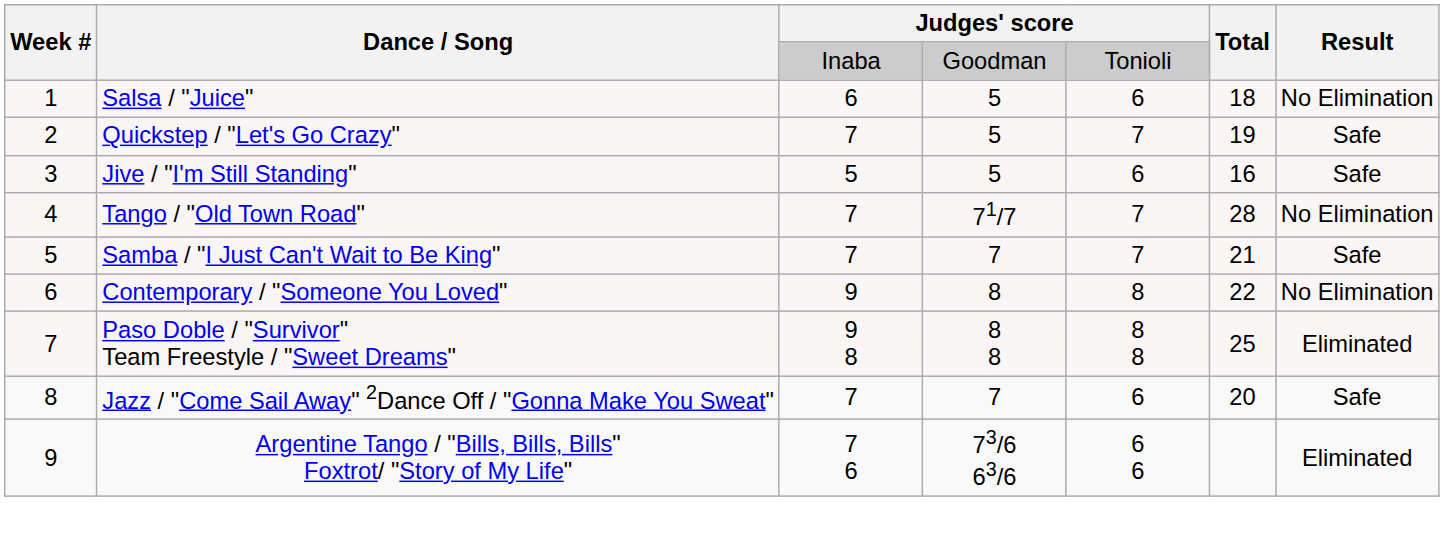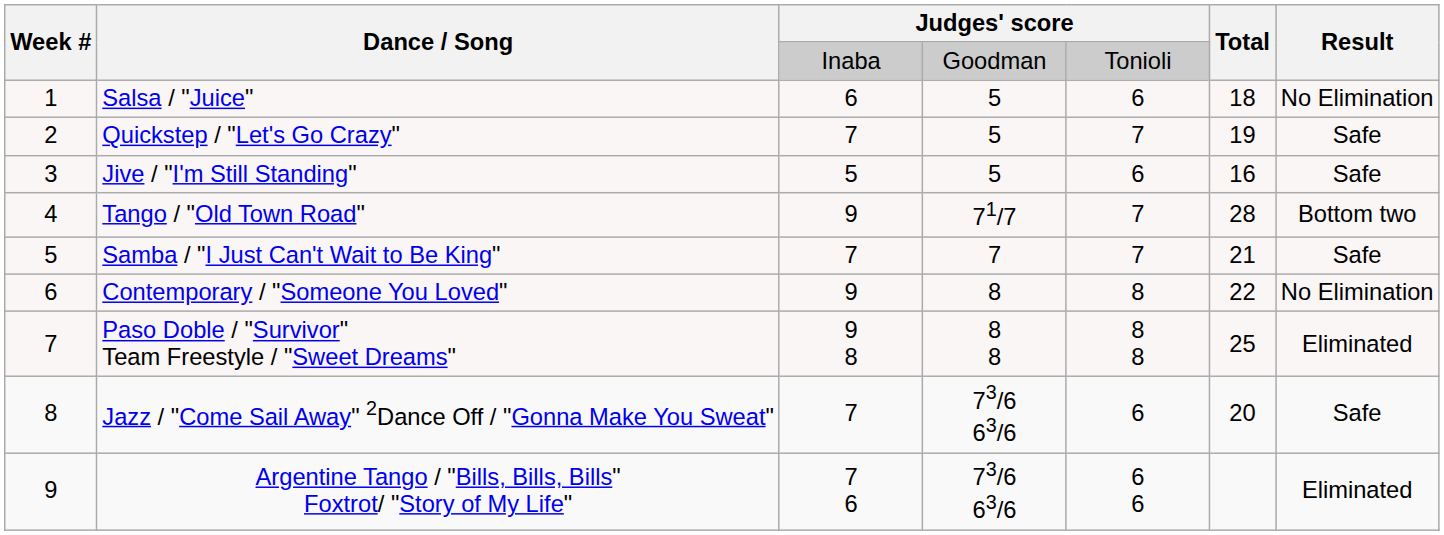(851, 214) 7 -> (851, 214) 9
(1357, 214) No Elimination -> (1357, 214) Bottom two
(995, 397) 7 -> (995, 414) 73/6 63/6
